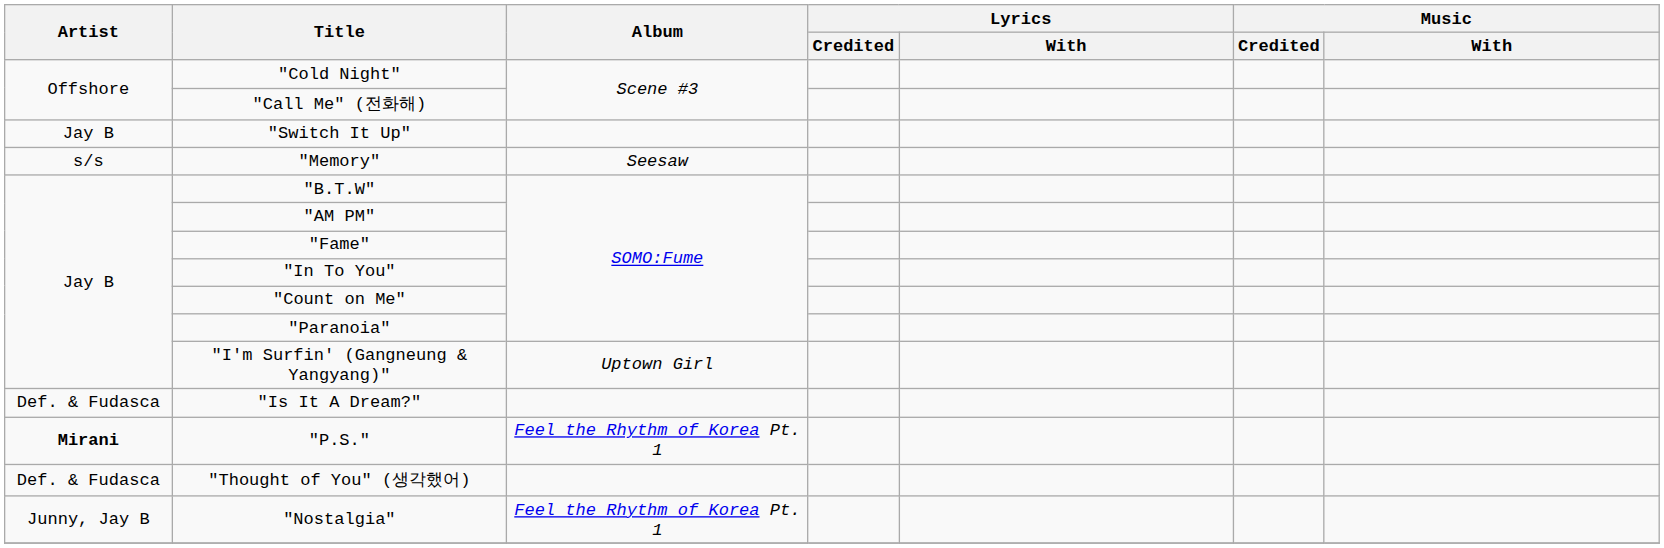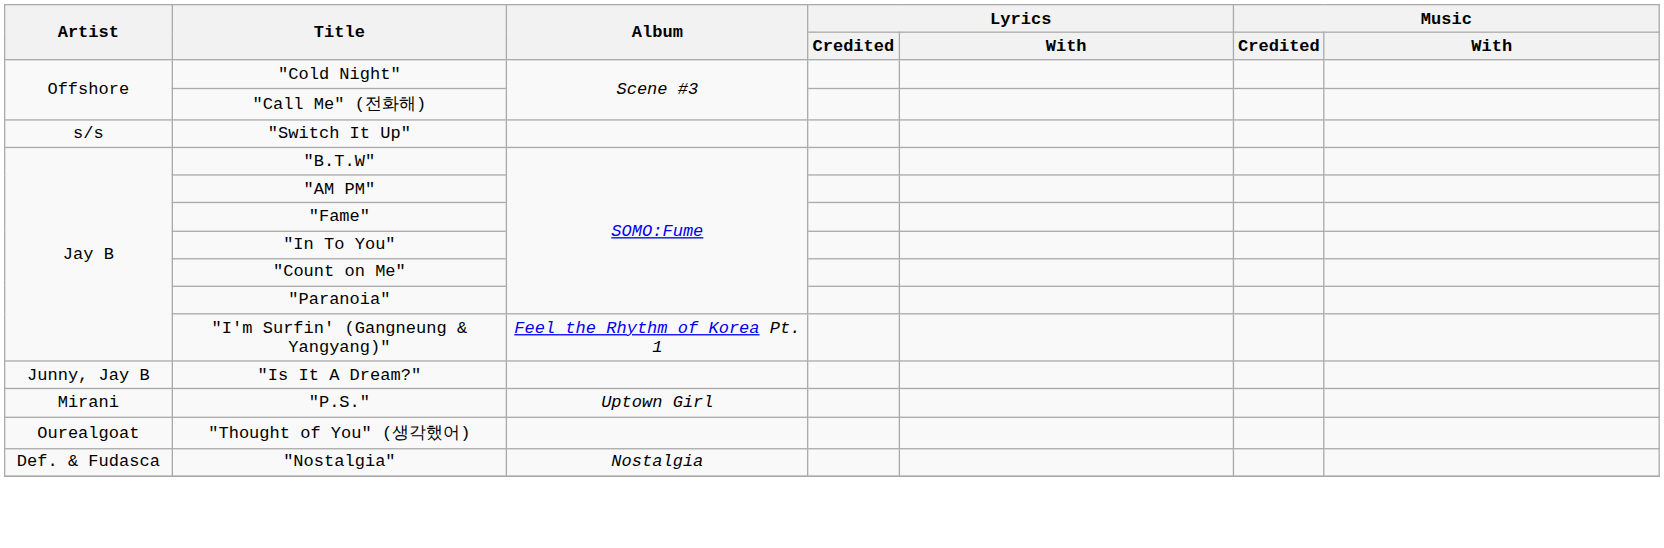(88, 133) Jay B -> (88, 133) s/s
- row: (339, 161)
(657, 365) Uptown Girl -> (657, 338) Feel the Rhythm of Korea Pt. 1
(88, 403) Def. & Fudasca -> (88, 375) Junny, Jay B
(88, 441) bold -> (88, 403) normal
(657, 441) Feel the Rhythm of Korea Pt. 1 -> (657, 403) Uptown Girl
(88, 480) Def. & Fudasca -> (88, 433) Ourealgoat
(88, 520) Junny, Jay B -> (88, 462) Def. & Fudasca
(657, 520) Feel the Rhythm of Korea Pt. 1 -> (657, 462) Nostalgia
